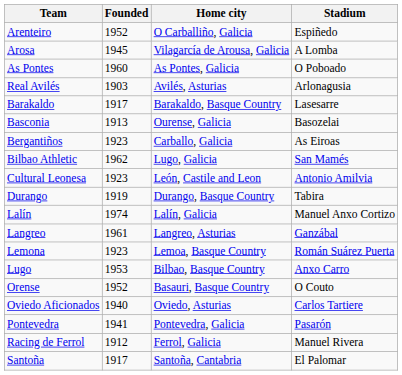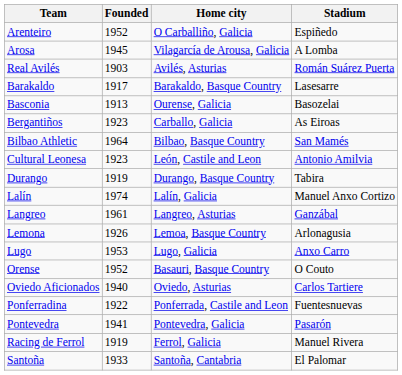- row: (30, 68)
(323, 86) Arlonagusia -> (344, 68) Román Suárez Puerta
(116, 159) 1962 -> (116, 141) 1964
(185, 159) Lugo, Galicia -> (209, 141) Bilbao, Basque Country
(116, 251) 1923 -> (116, 232) 1926
(344, 251) Román Suárez Puerta -> (323, 232) Arlonagusia
(209, 269) Bilbao, Basque Country -> (185, 251) Lugo, Galicia
+ row: (37, 305)
(116, 342) 1912 -> (116, 342) 1919
(116, 360) 1917 -> (116, 360) 1933
